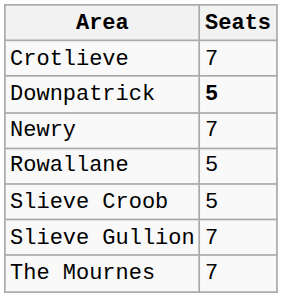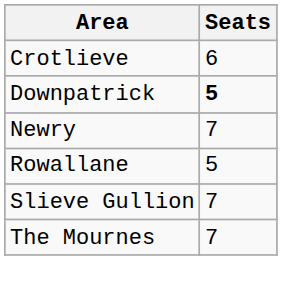(212, 59) 7 -> (212, 59) 6
- row: (89, 202)
